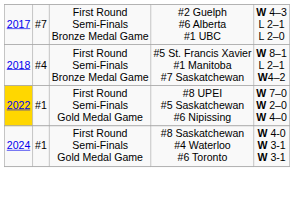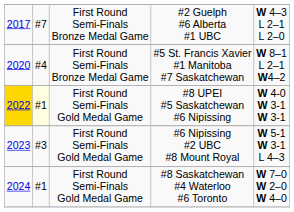(19, 65) 2018 -> (19, 65) 2020
(41, 105) no background -> (41, 105) lightyellow background
(272, 105) W 7–0 W 2–0 W 4–0 -> (272, 105) W 4-0 W 3-1 W 3-1
+ row: (202, 146)
(272, 146) W 4-0 W 3-1 W 3-1 -> (272, 186) W 7–0 W 2–0 W 4–0
